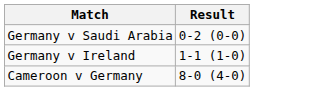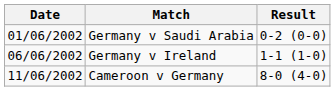+ column: (45, 15)
